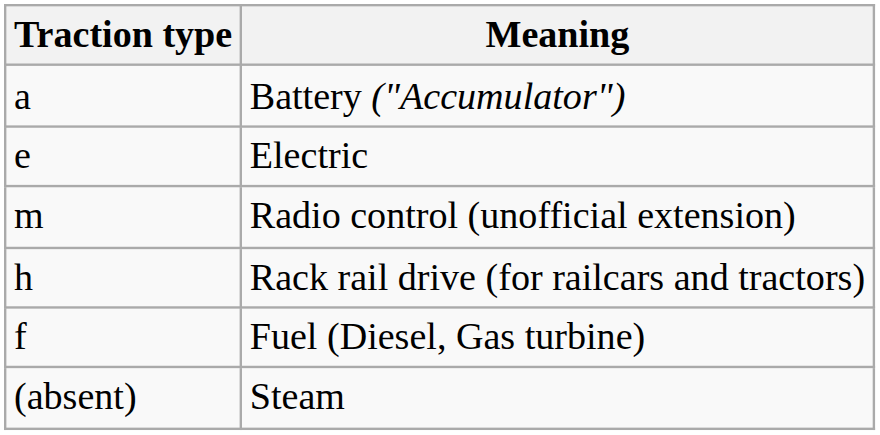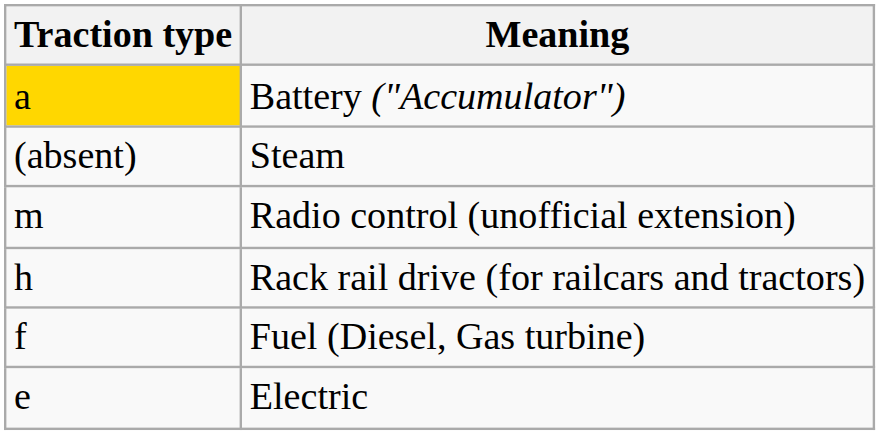(22, 95) no background -> (22, 95) gold background
rows swapped: (309, 155) <-> (297, 397)
